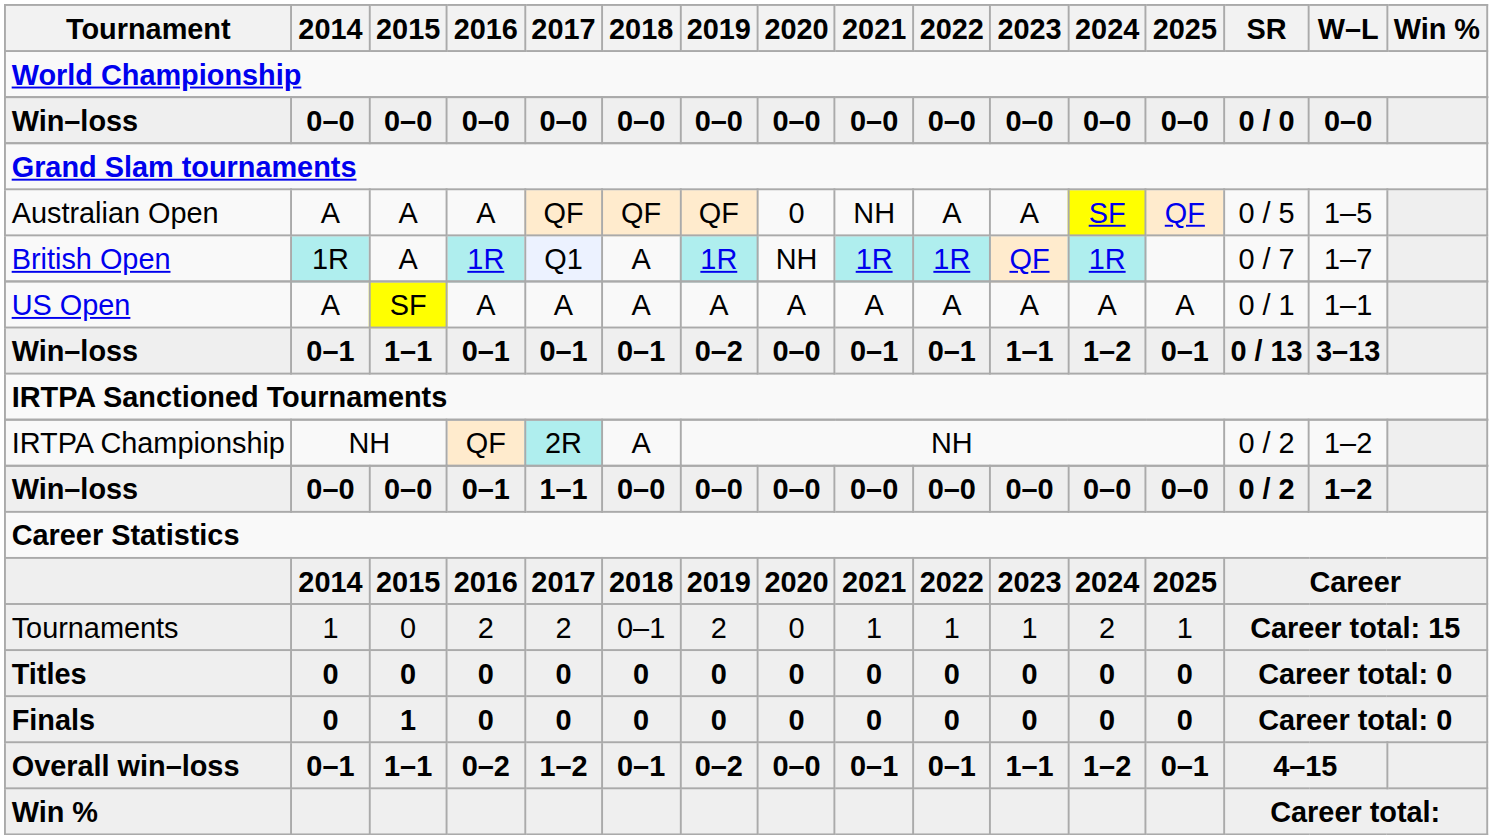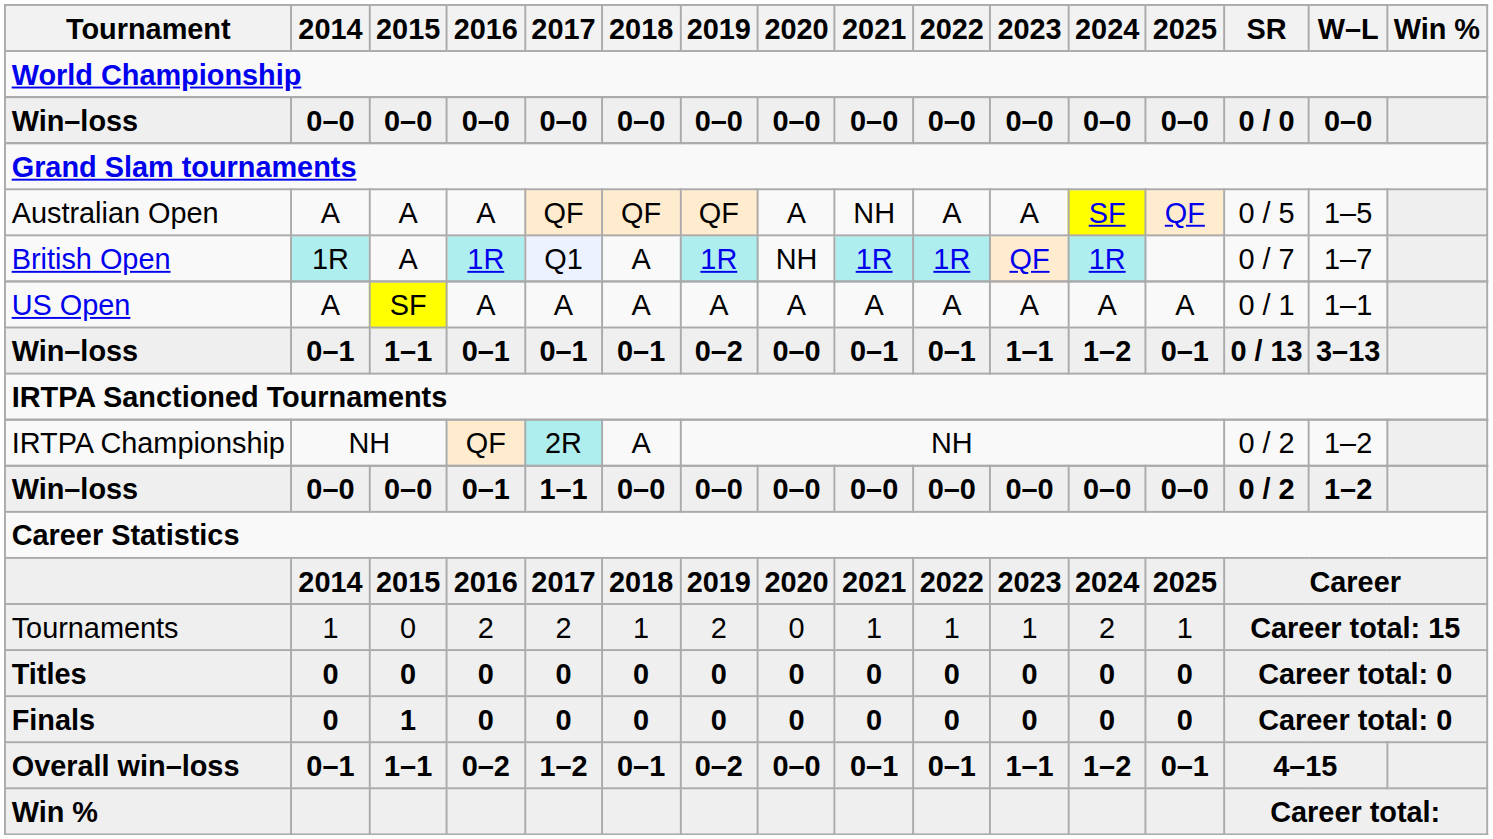(796, 212) 0 -> (796, 212) A
(641, 627) 0–1 -> (641, 627) 1
